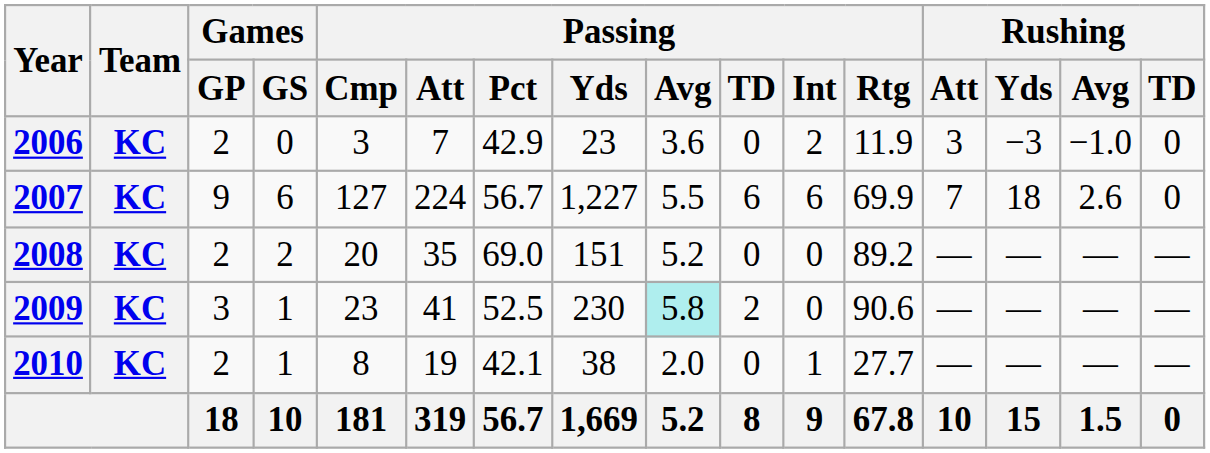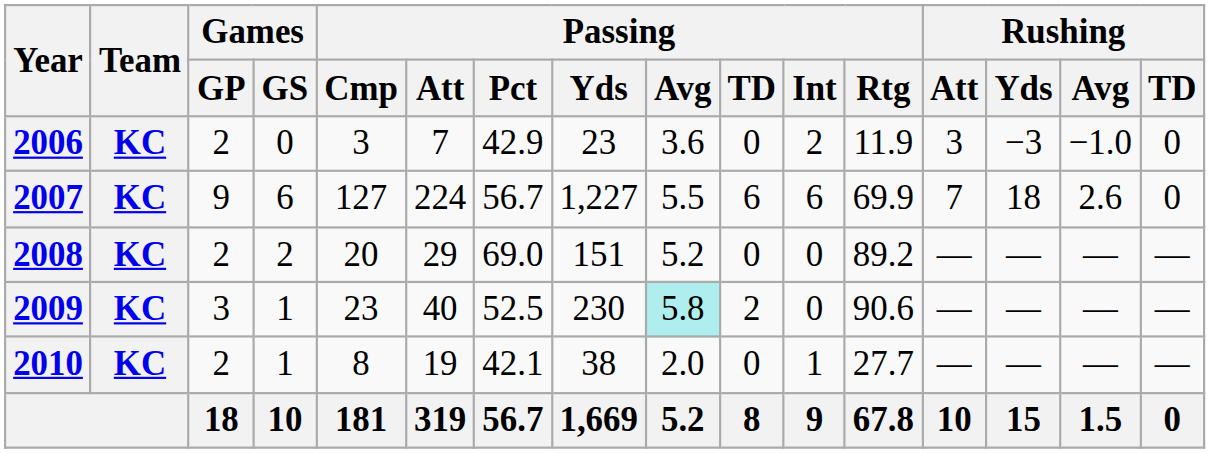(440, 253) 35 -> (440, 253) 29
(440, 308) 41 -> (440, 308) 40
